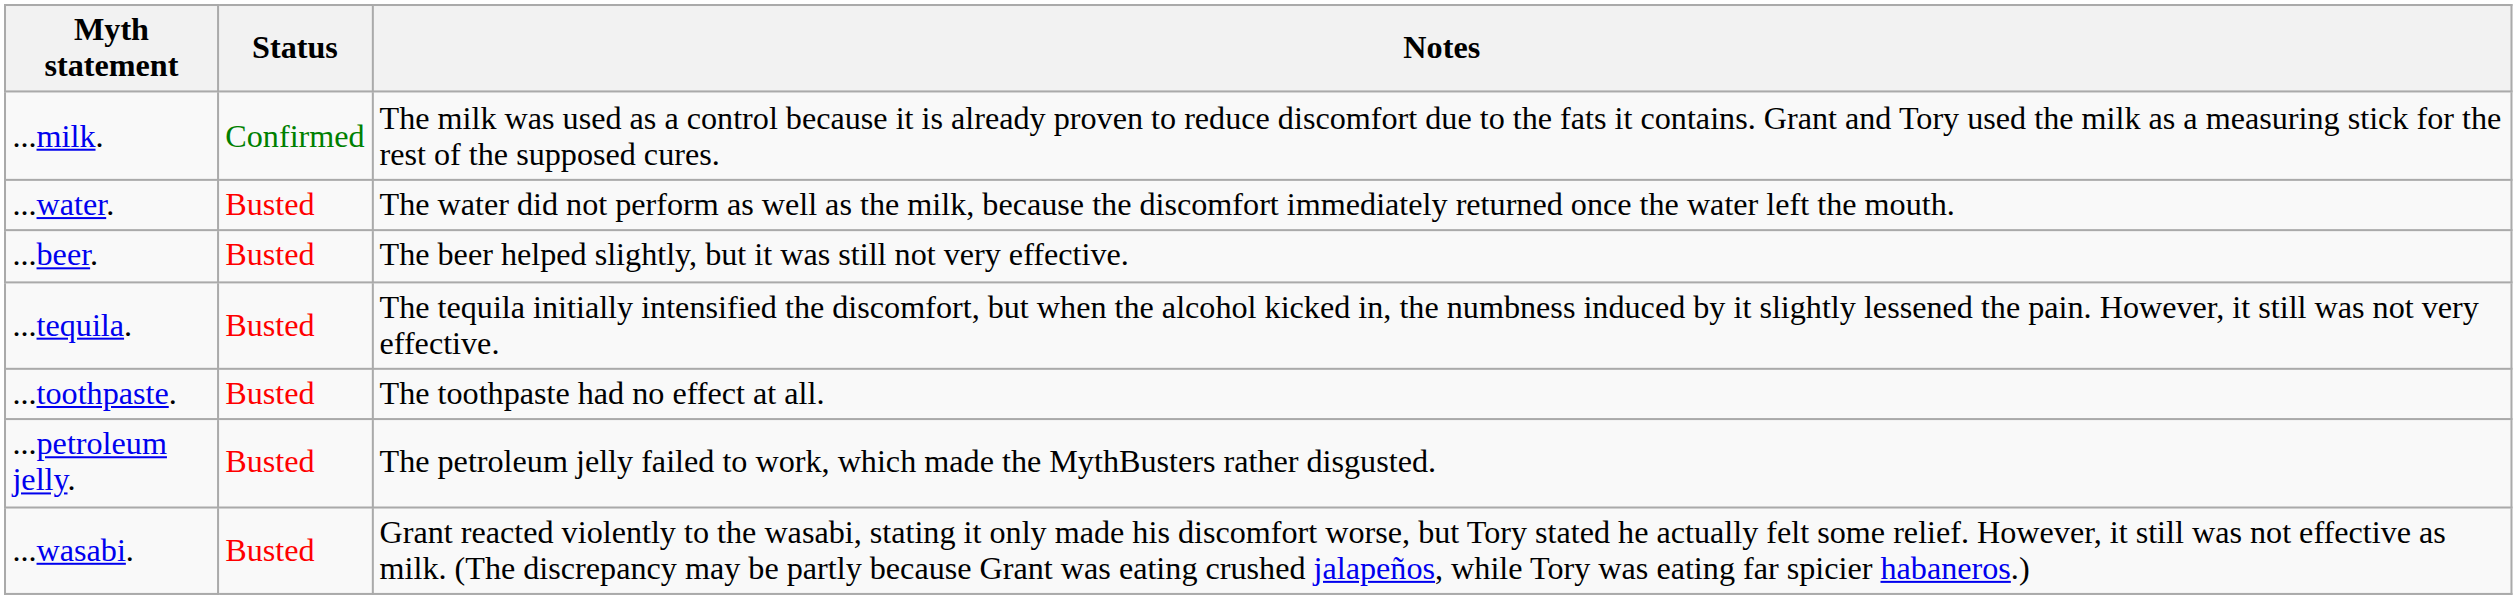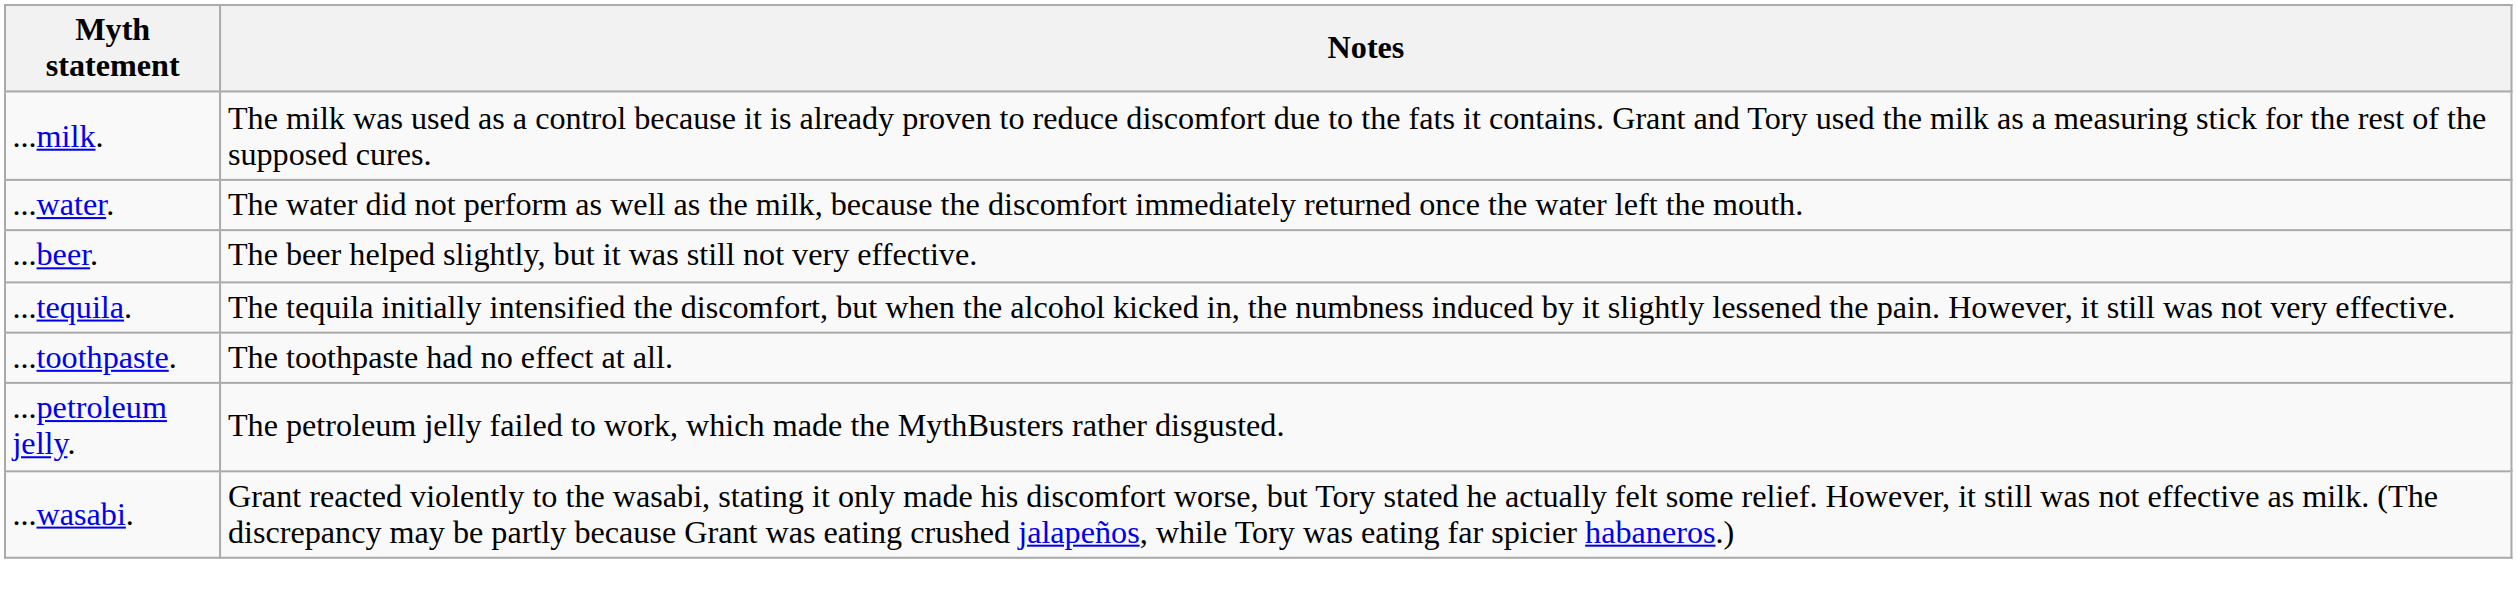- column: (295, 48)
